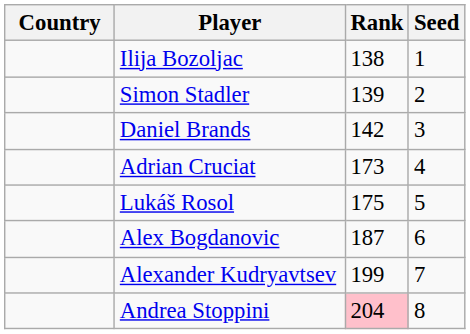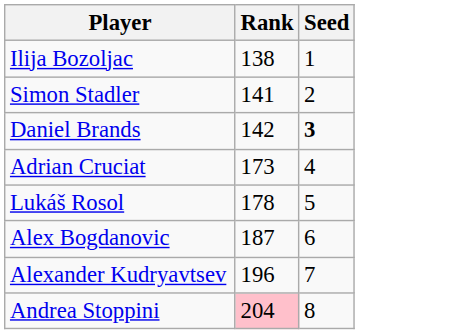- column: (60, 22)
(367, 94) 139 -> (258, 94) 141
(420, 130) normal -> (310, 130) bold
(367, 202) 175 -> (258, 202) 178
(367, 274) 199 -> (258, 274) 196
